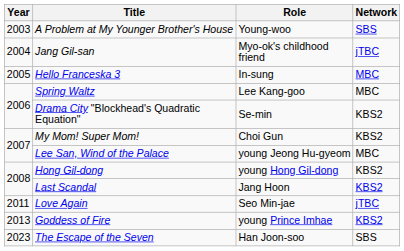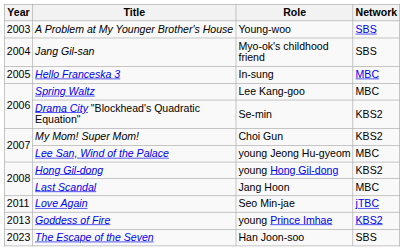(367, 52) jTBC -> (366, 52) SBS
(369, 187) KBS2 -> (367, 187) MBC
